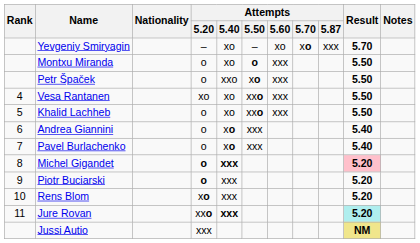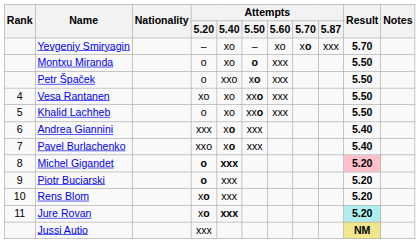(204, 130) o -> (204, 130) xxx
(204, 146) o -> (204, 146) xxo
(204, 213) xxo -> (204, 213) xo
